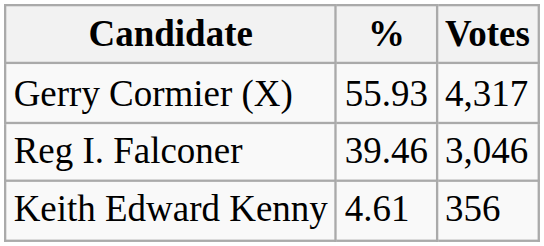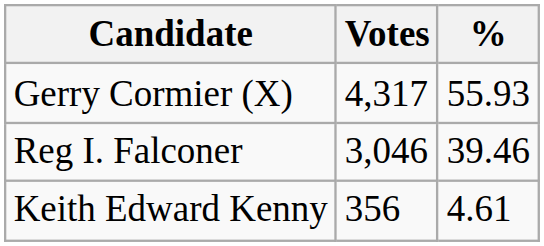columns swapped: (487, 33) <-> (386, 33)
